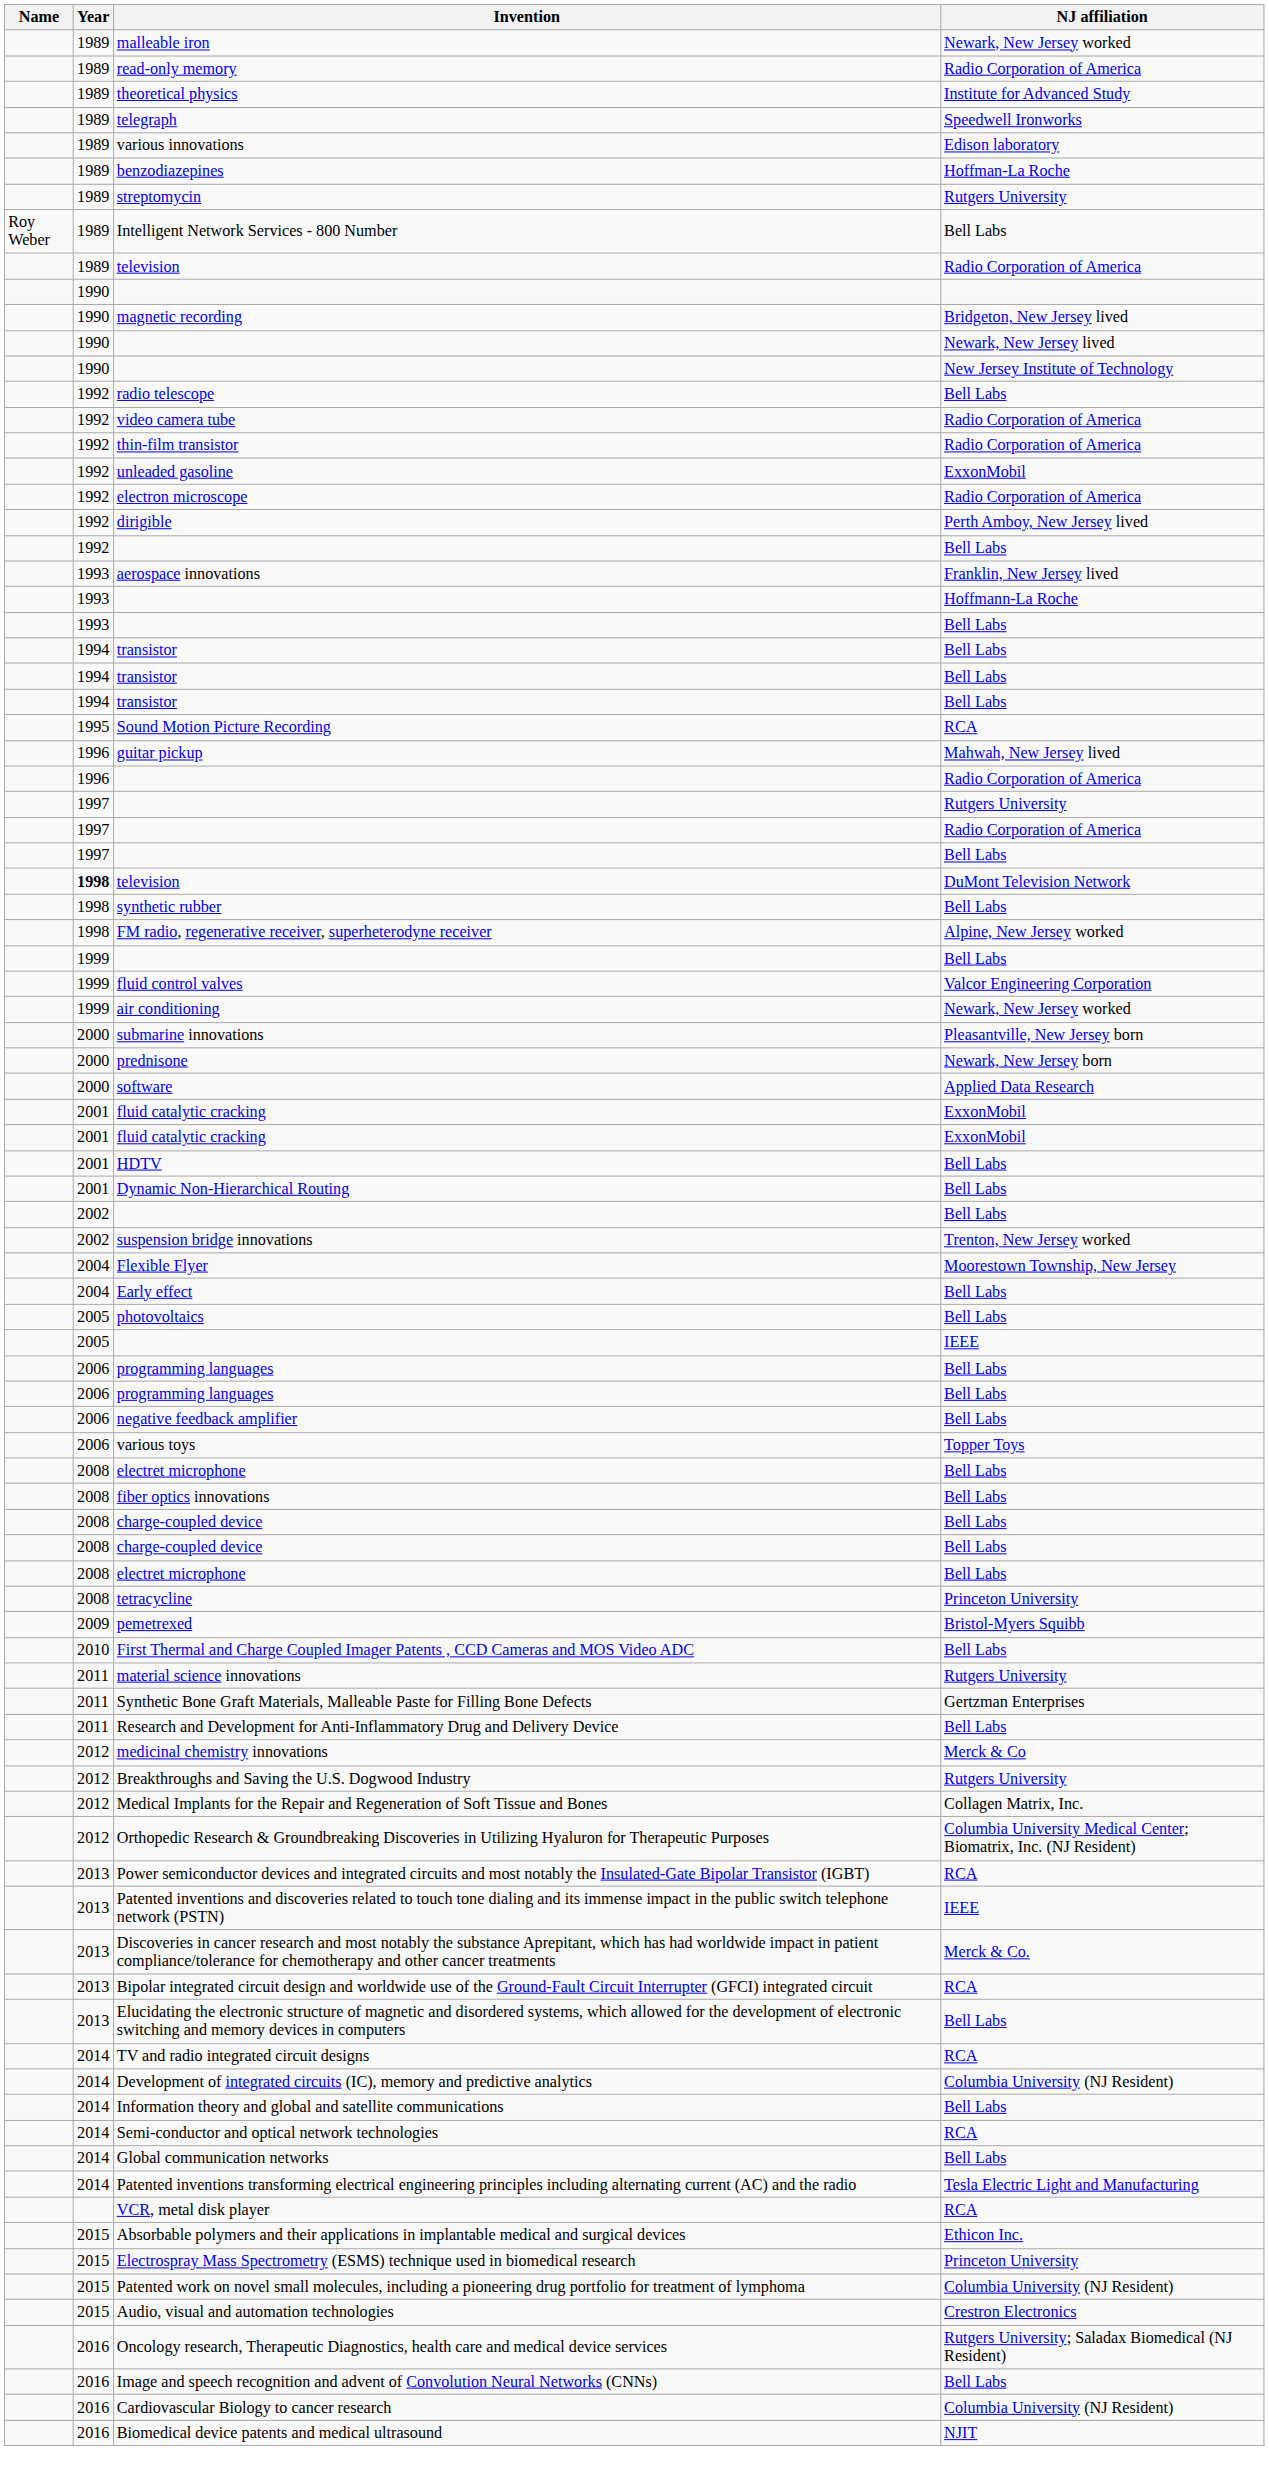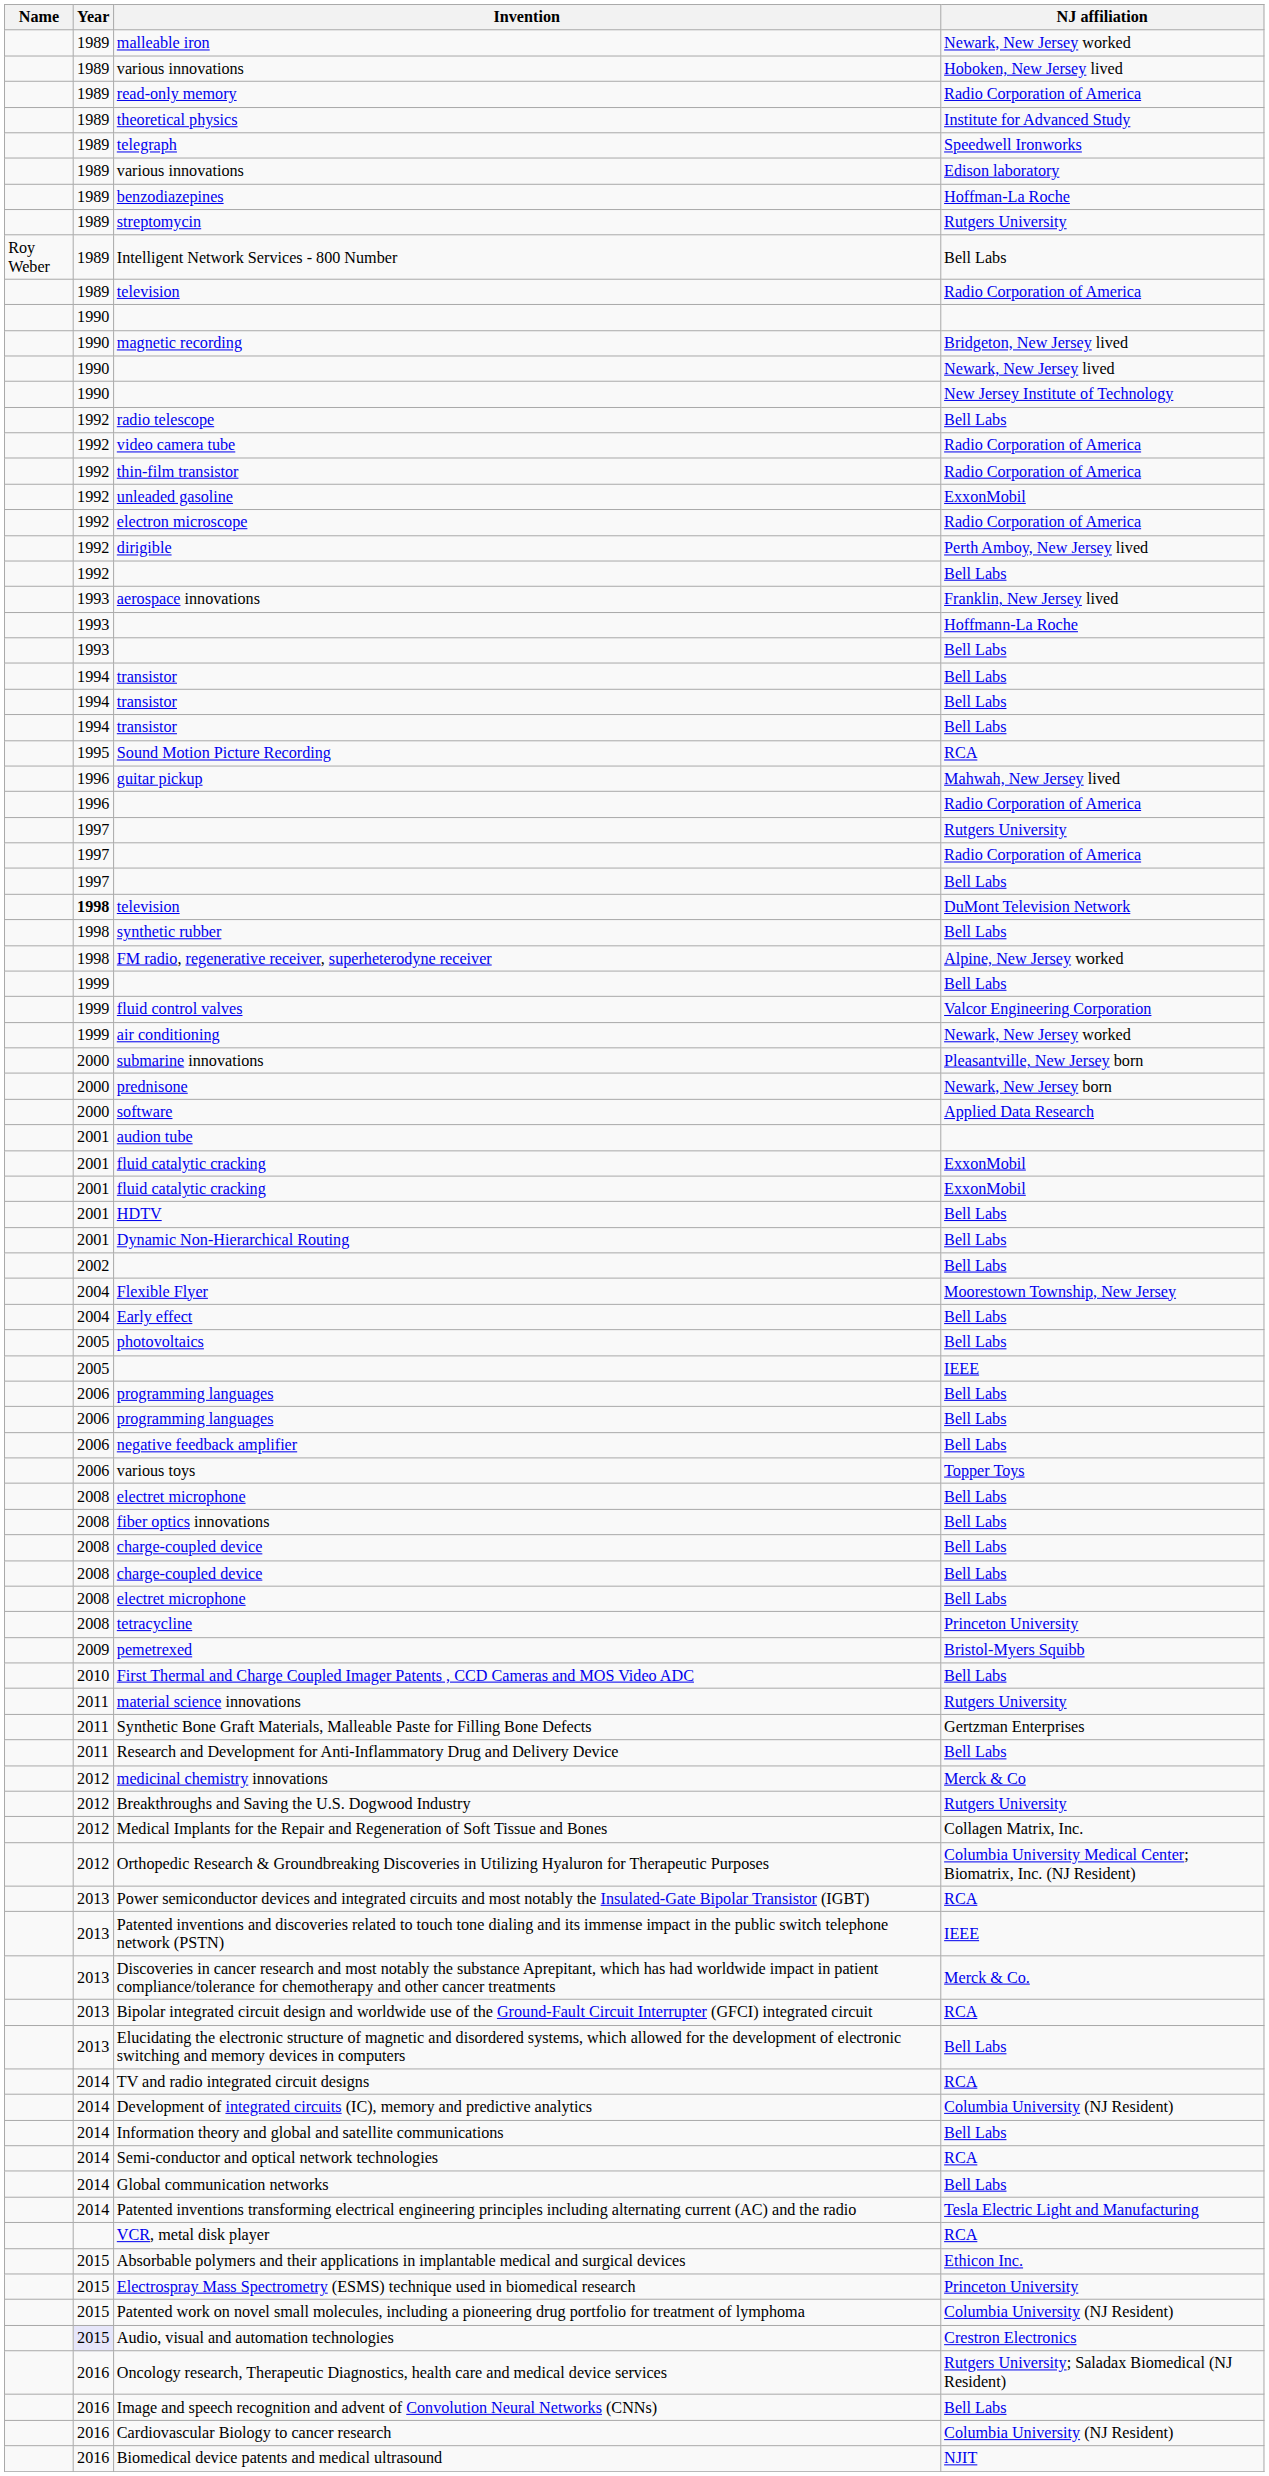+ row: (180, 68)
+ row: (155, 1137)
- row: (215, 1240)
(93, 2312) no background -> (93, 2337) lavender background
